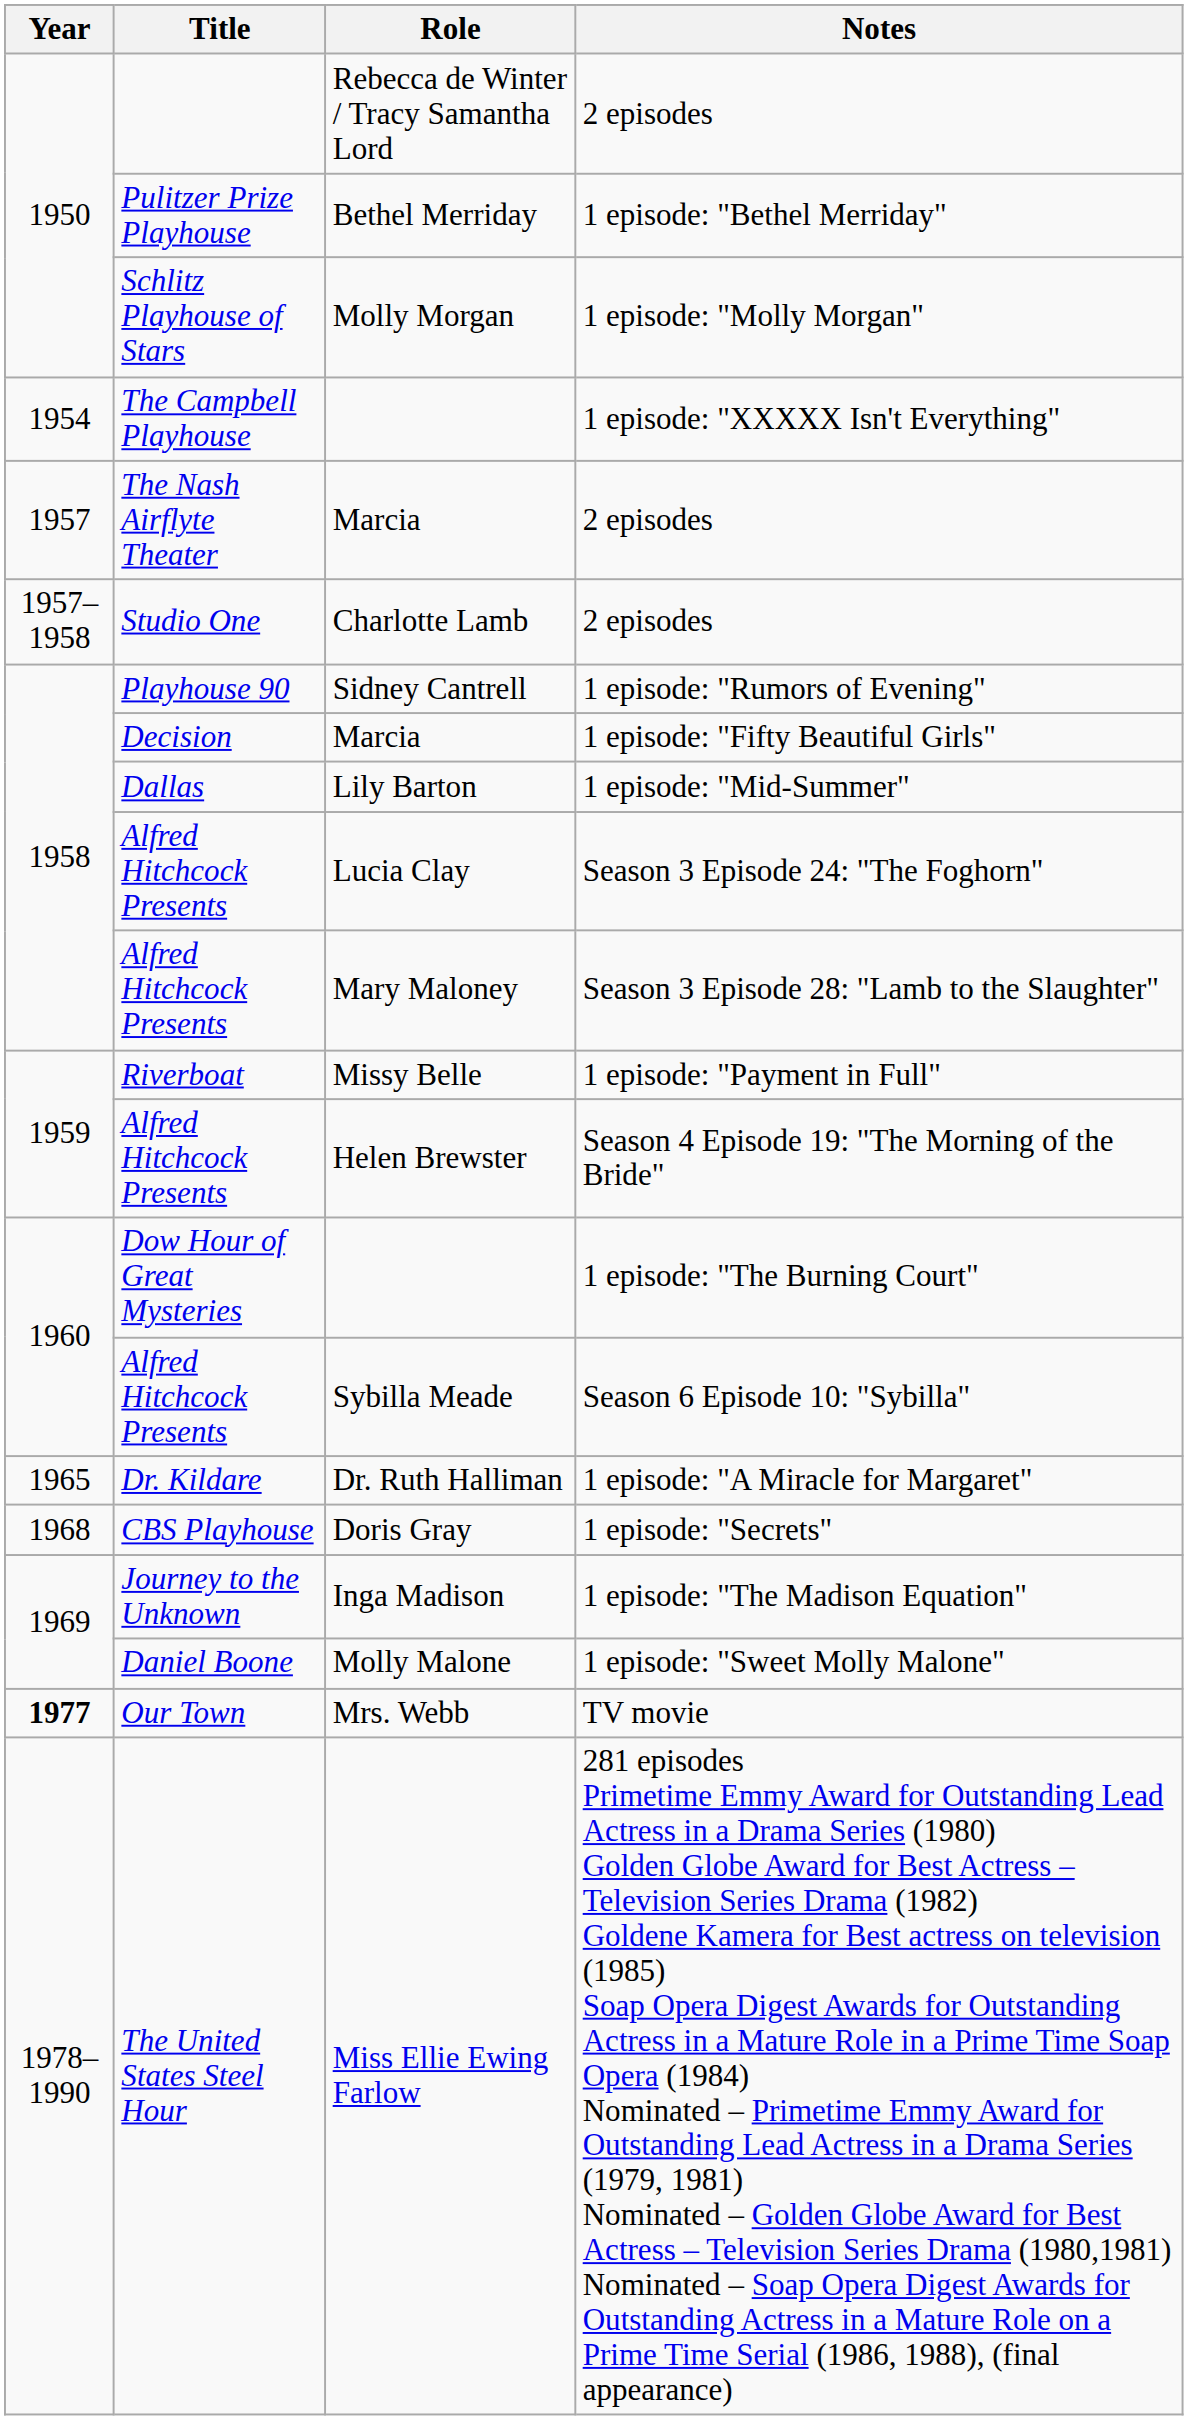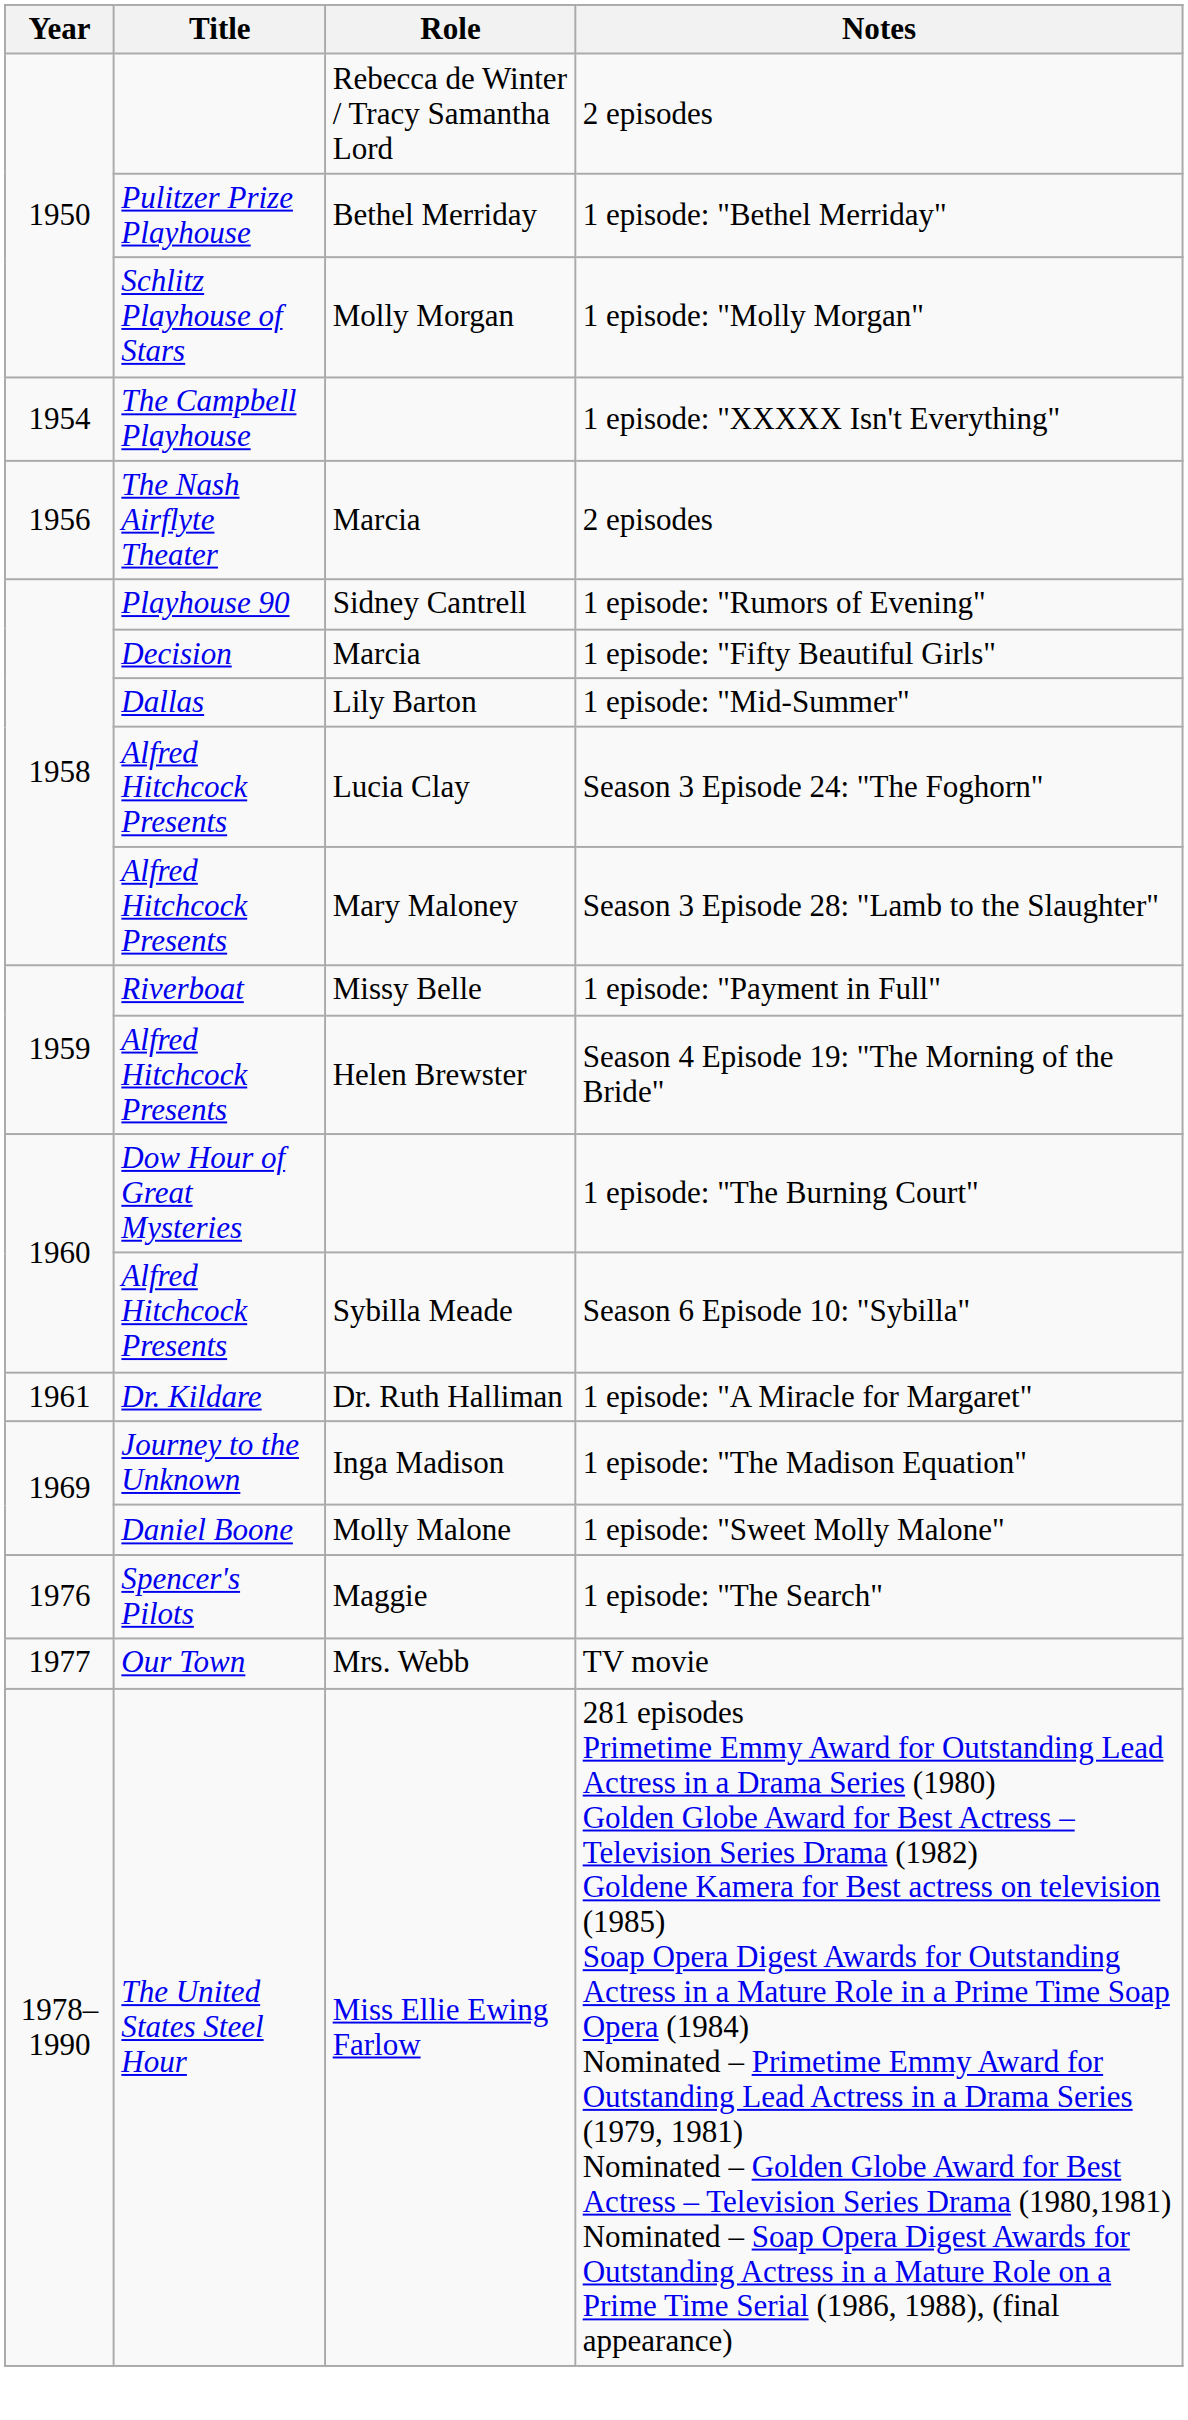(60, 519) 1957 -> (60, 519) 1956
- row: (431, 621)
(60, 1480) 1965 -> (60, 1396) 1961
- row: (402, 1529)
+ row: (380, 1596)
(60, 1712) bold -> (60, 1662) normal
